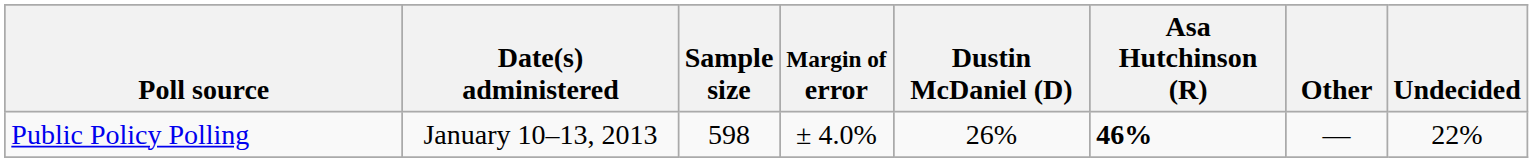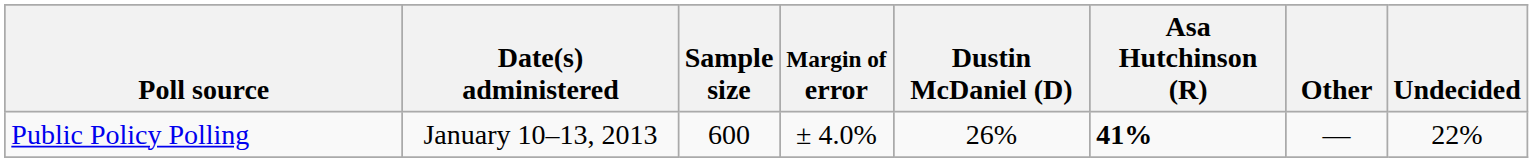(729, 134) 598 -> (729, 134) 600
(1124, 134) 46% -> (1124, 134) 41%
